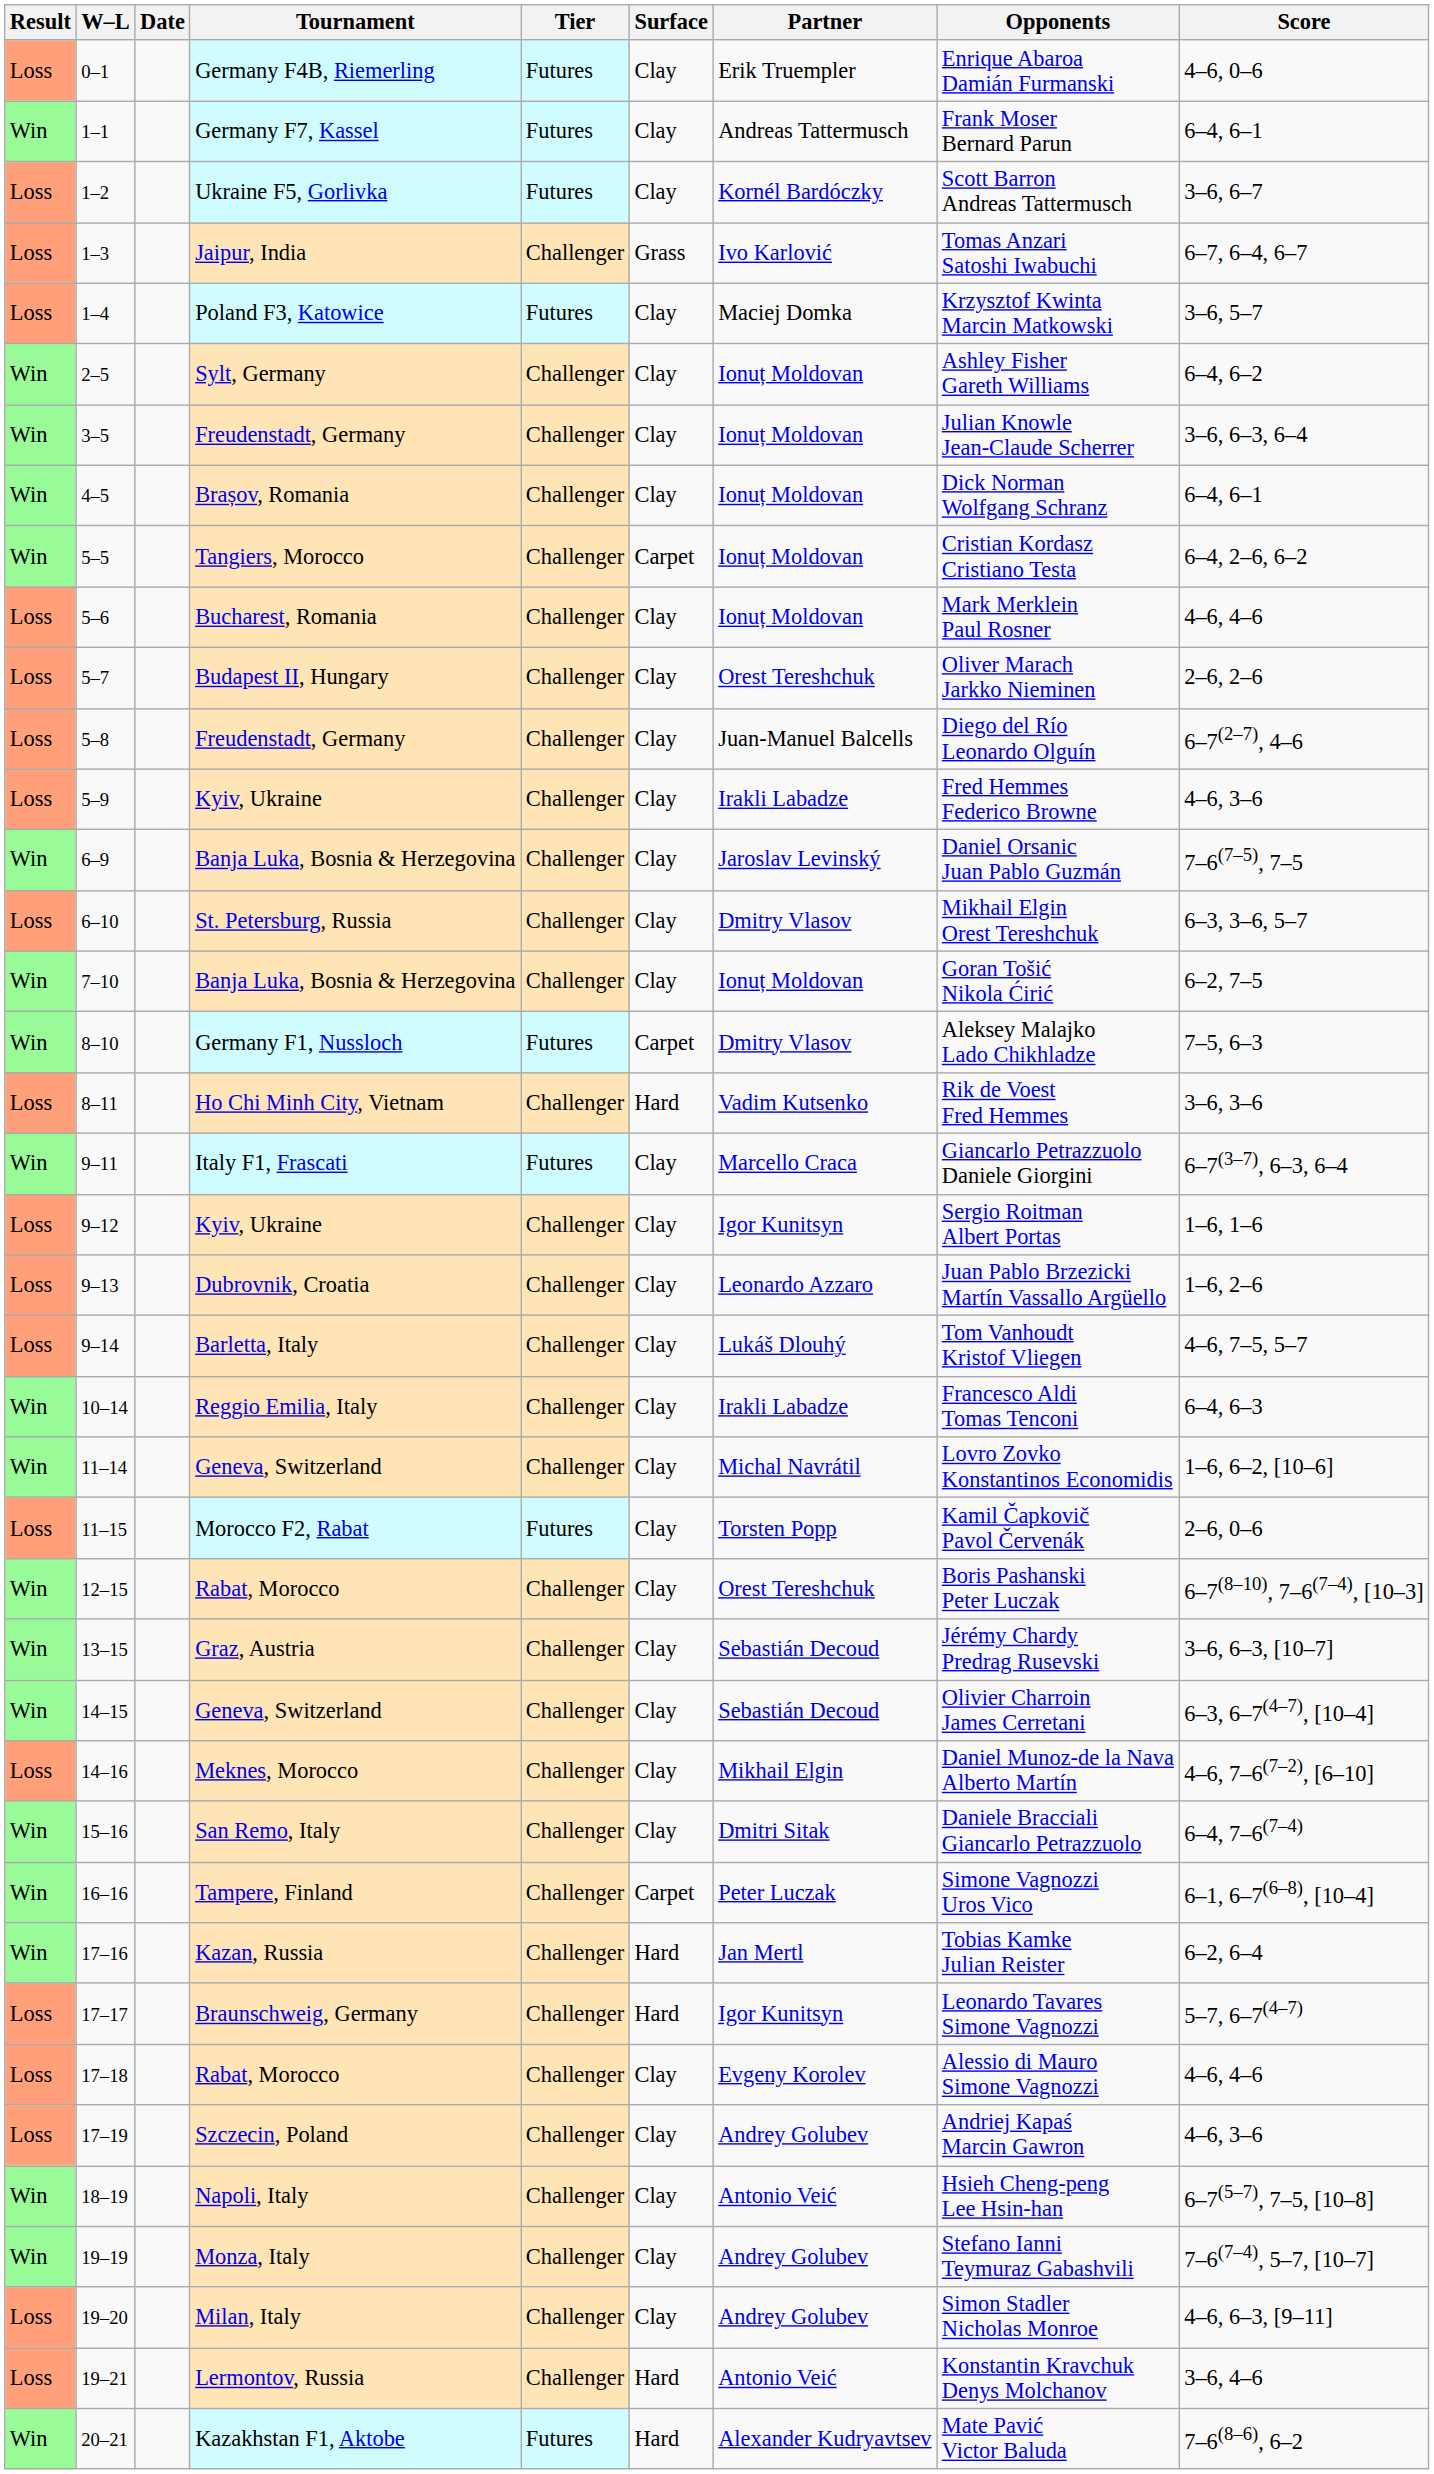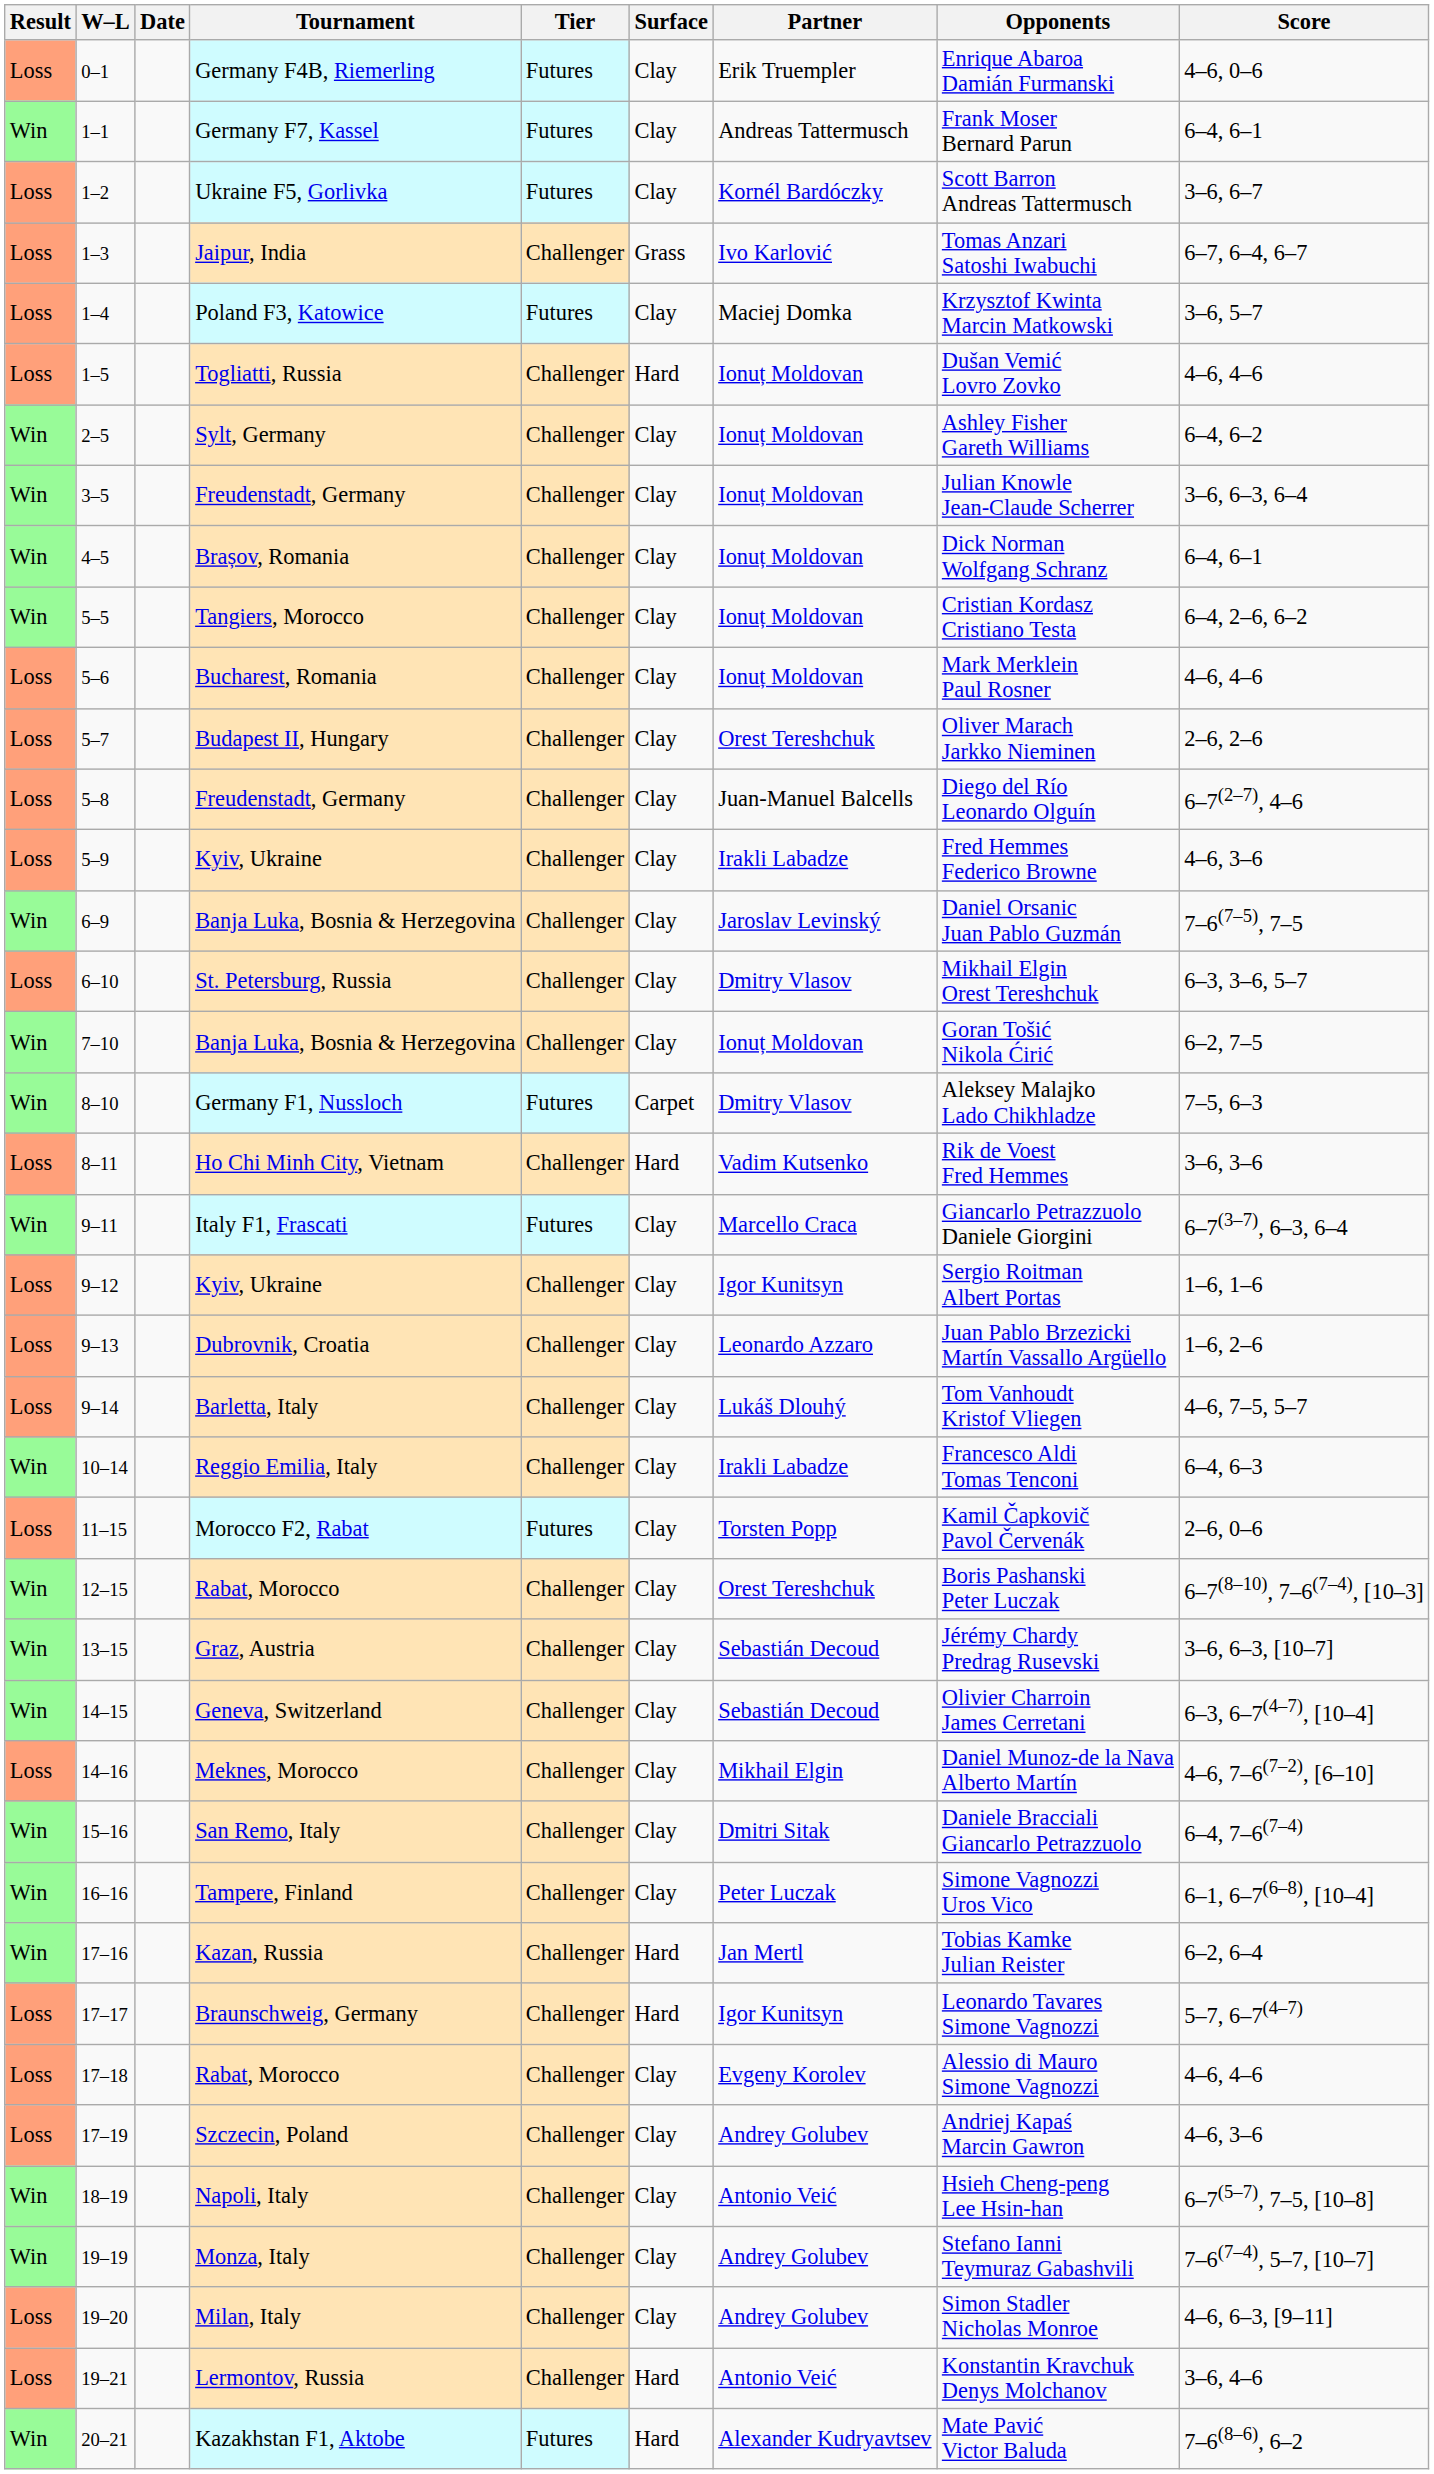+ row: (95, 375)
(664, 556) Carpet -> (656, 616) Clay
- row: (104, 1468)
(664, 1892) Carpet -> (656, 1892) Clay
